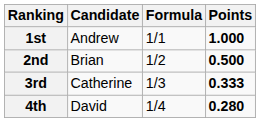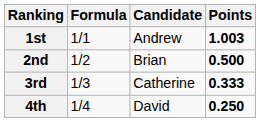columns swapped: (105, 15) <-> (174, 15)
(226, 38) 1.000 -> (226, 38) 1.003
(226, 106) 0.280 -> (226, 106) 0.250
